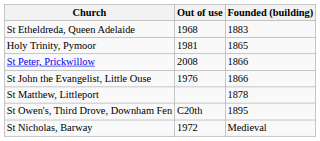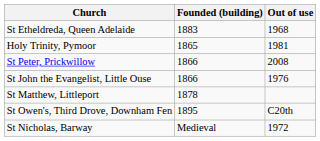columns swapped: (270, 12) <-> (200, 12)
